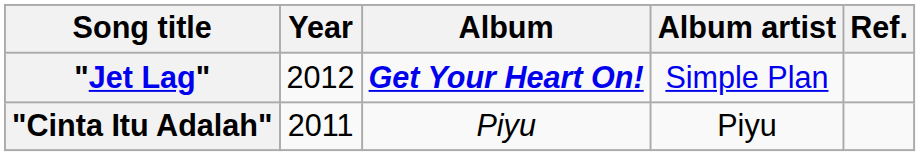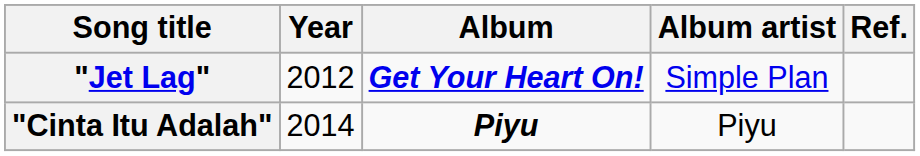(321, 125) 2011 -> (321, 125) 2014
(506, 125) normal -> (506, 125) bold
